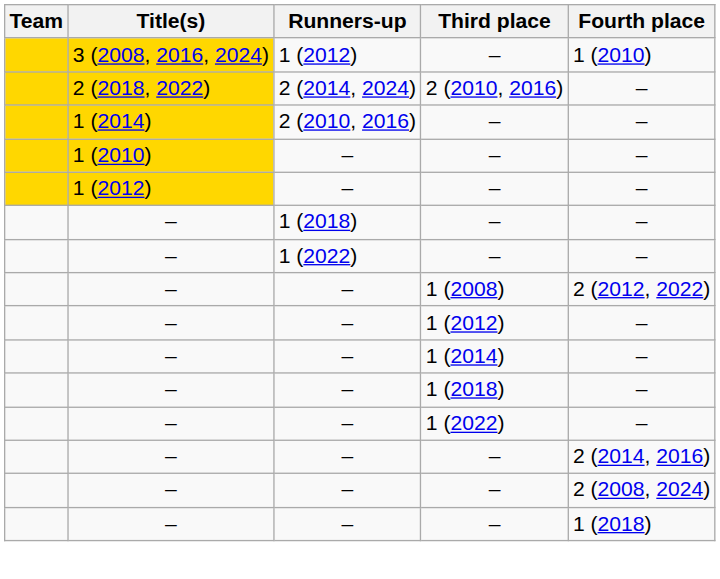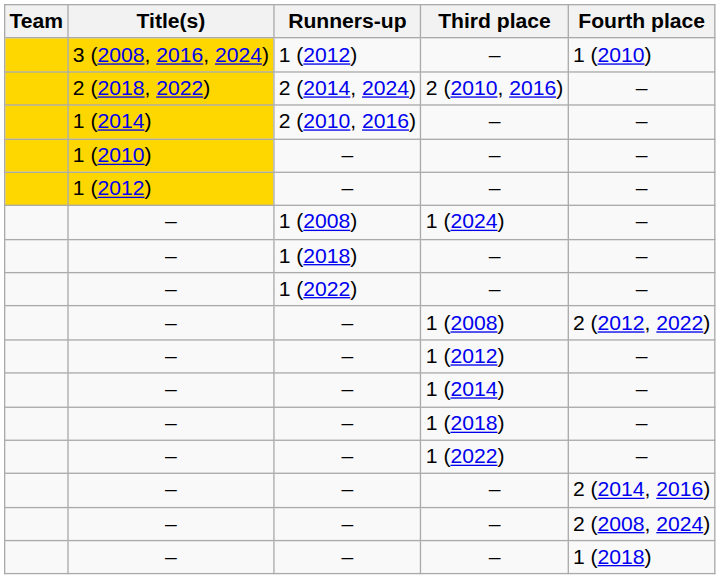+ row: (318, 222)
